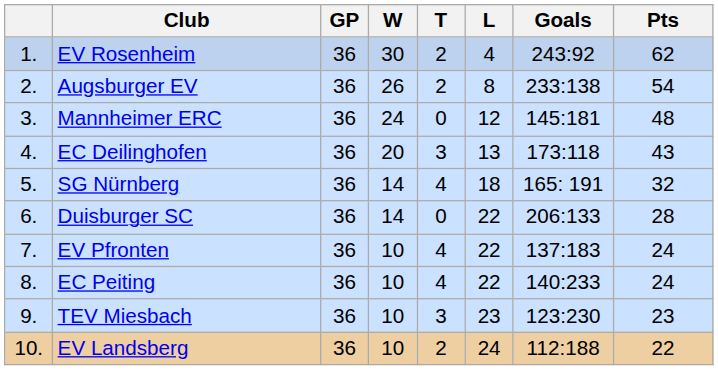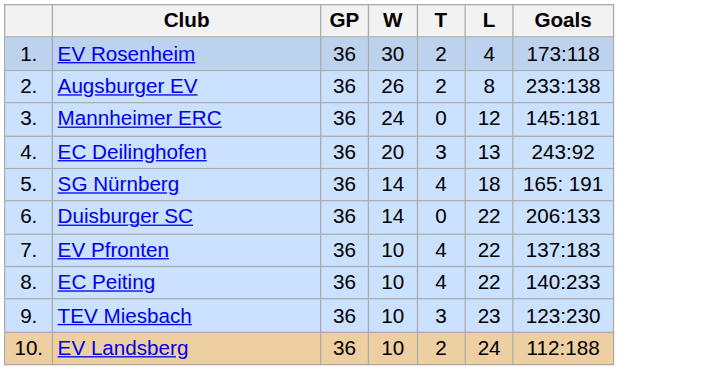- column: (663, 20)
(563, 53) 243:92 -> (563, 53) 173:118
(563, 151) 173:118 -> (563, 151) 243:92
